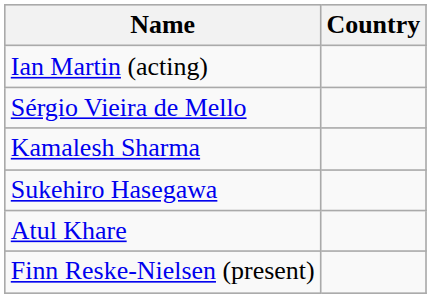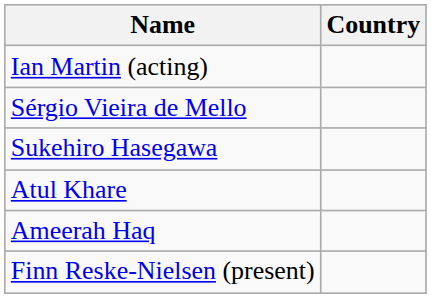- row: (105, 148)
+ row: (83, 230)
